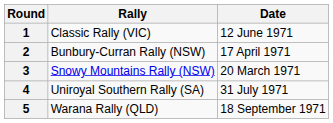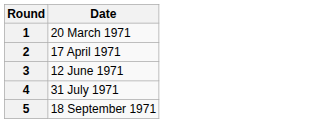- column: (133, 14)
(257, 33) 12 June 1971 -> (91, 33) 20 March 1971
(260, 71) 20 March 1971 -> (87, 71) 12 June 1971
